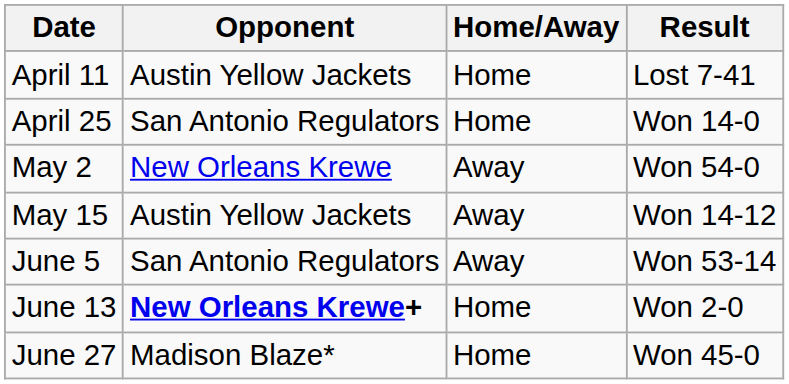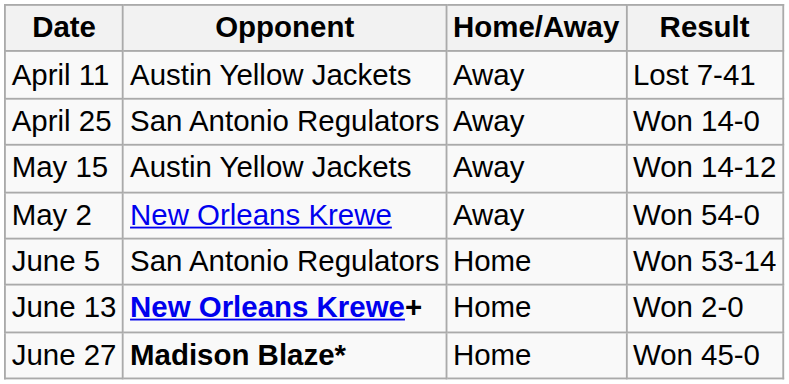(492, 74) Home -> (489, 74) Away
(492, 121) Home -> (489, 121) Away
rows swapped: (52, 167) <-> (60, 214)
(489, 261) Away -> (492, 261) Home
(232, 354) normal -> (238, 354) bold
